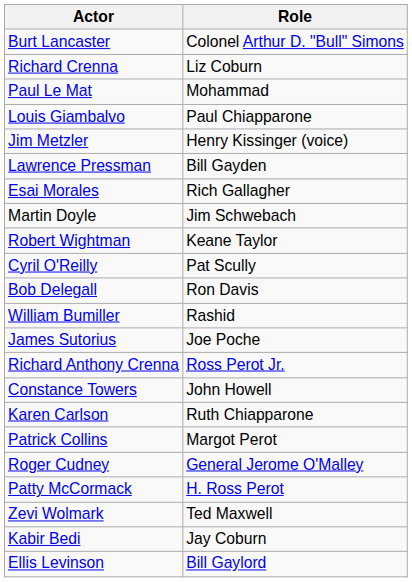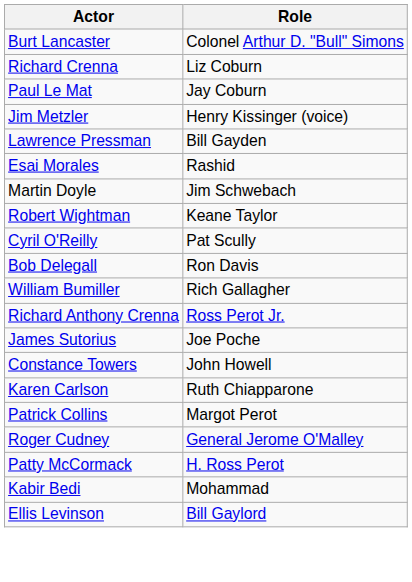(228, 91) Mohammad -> (226, 91) Jay Coburn
- row: (66, 116)
(238, 191) Rich Gallagher -> (211, 166) Rashid
(211, 315) Rashid -> (238, 290) Rich Gallagher
rows swapped: (62, 340) <-> (94, 365)
- row: (56, 514)
(226, 539) Jay Coburn -> (228, 489) Mohammad
